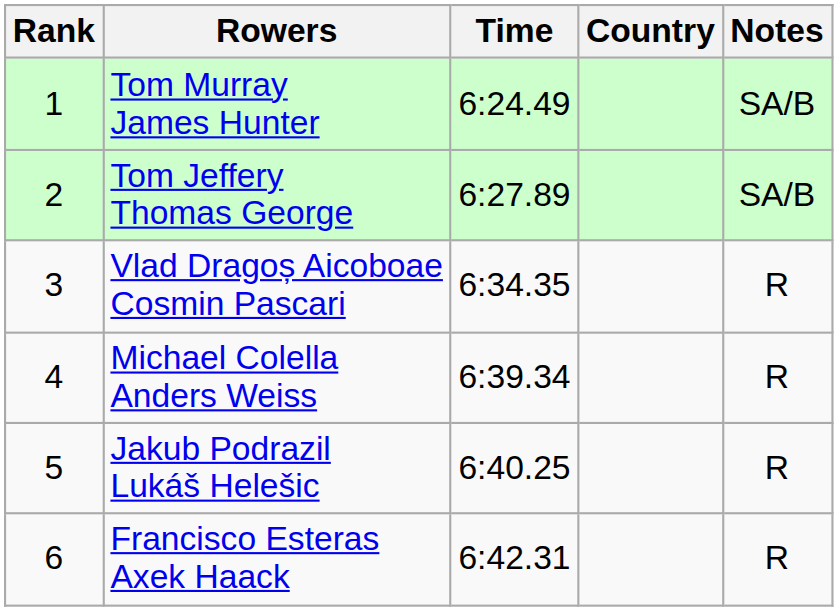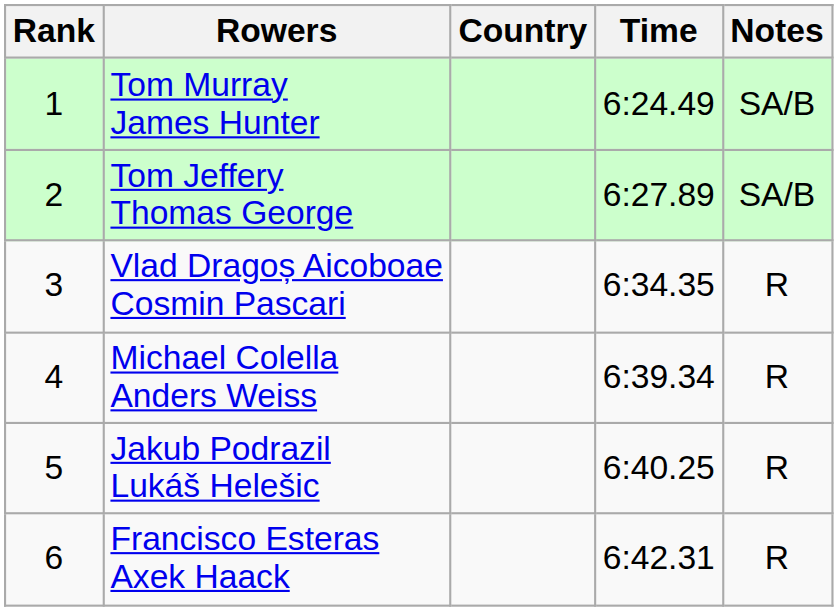columns swapped: (650, 31) <-> (514, 31)
